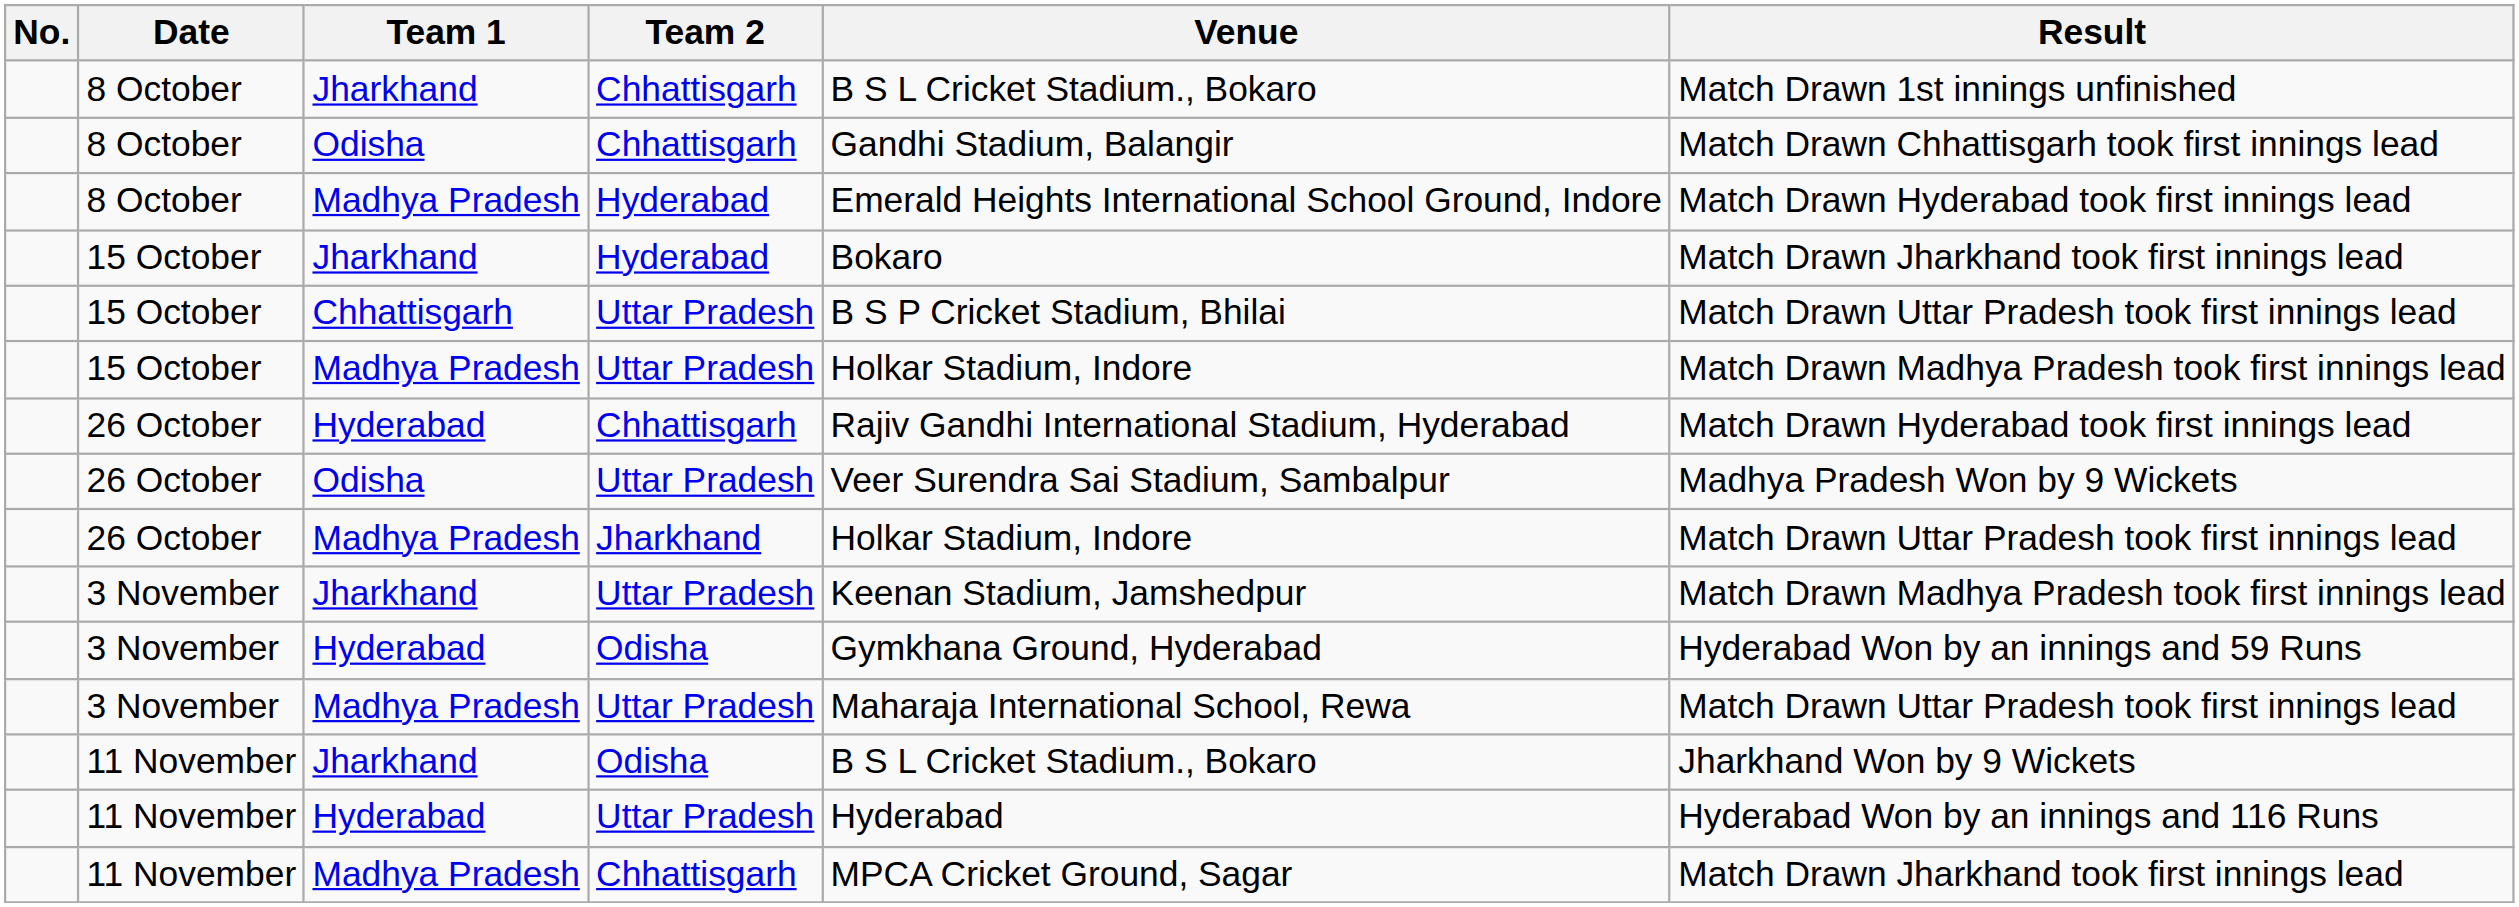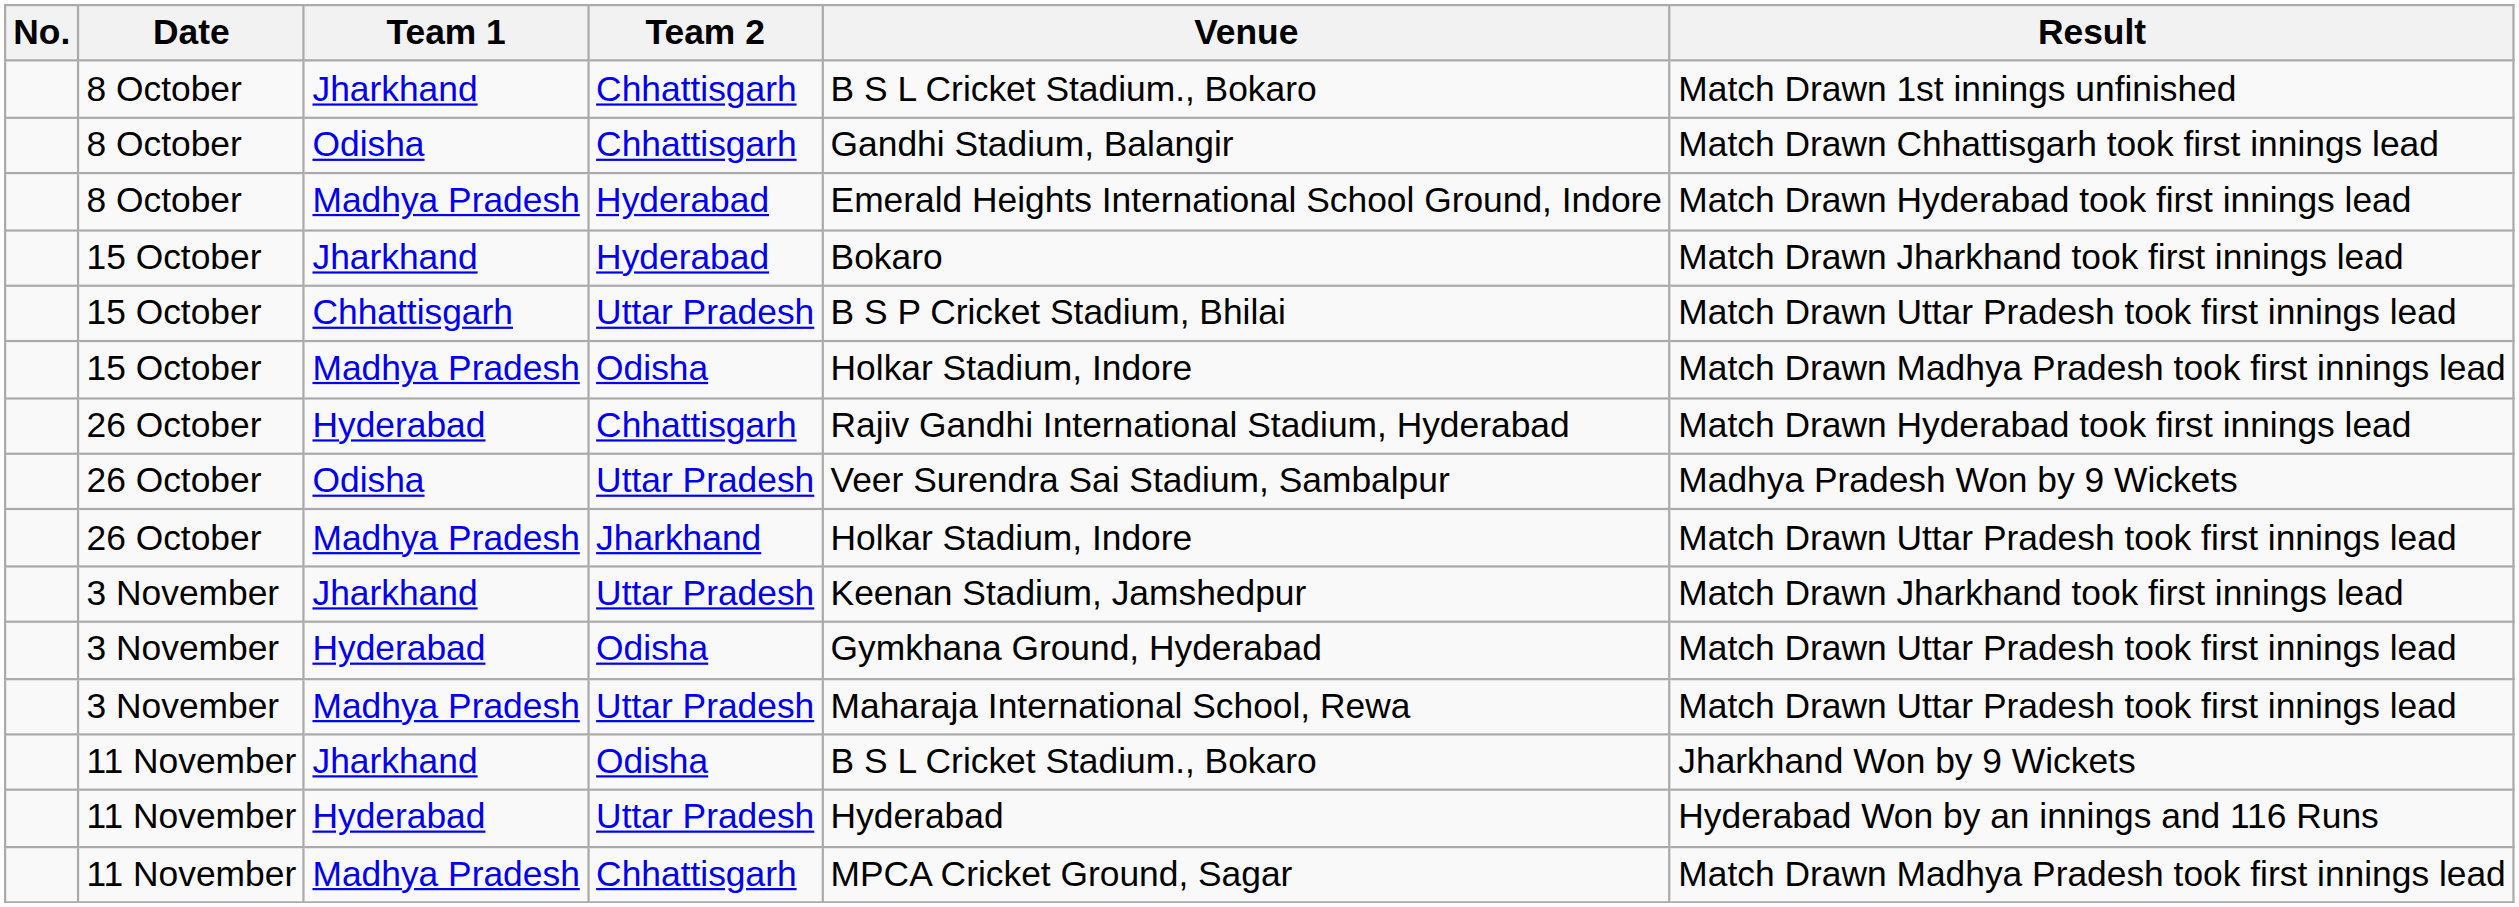(705, 369) Uttar Pradesh -> (652, 369) Odisha
(2092, 593) Match Drawn Madhya Pradesh took first innings lead -> (2041, 593) Match Drawn Jharkhand took first innings lead
(2020, 649) Hyderabad Won by an innings and 59 Runs -> (2067, 649) Match Drawn Uttar Pradesh took first innings lead
(2041, 873) Match Drawn Jharkhand took first innings lead -> (2092, 873) Match Drawn Madhya Pradesh took first innings lead
